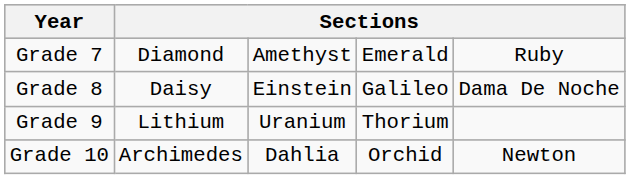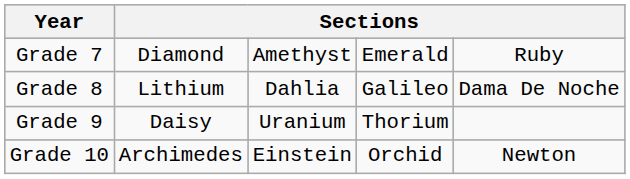(181, 89) Daisy -> (181, 89) Lithium
(302, 89) Einstein -> (302, 89) Dahlia
(181, 123) Lithium -> (181, 123) Daisy
(302, 156) Dahlia -> (302, 156) Einstein
